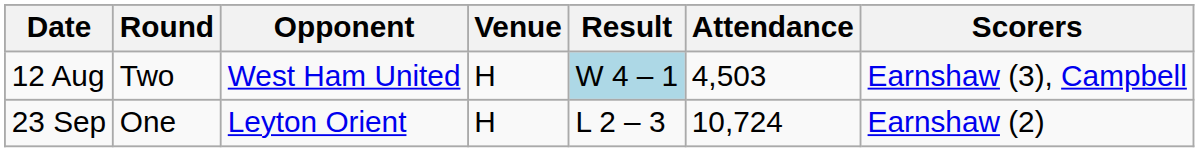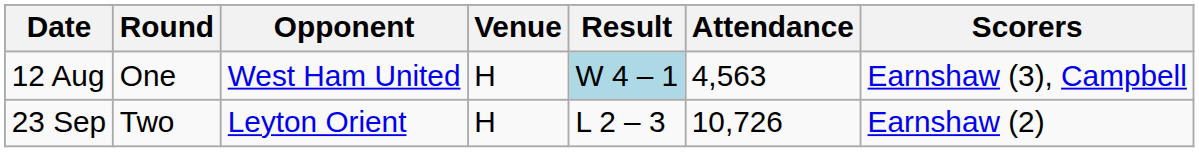(147, 75) Two -> (148, 75) One
(729, 75) 4,503 -> (729, 75) 4,563
(148, 122) One -> (147, 122) Two
(737, 122) 10,724 -> (737, 122) 10,726
